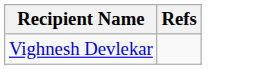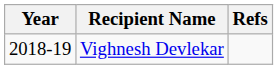+ column: (40, 19)
